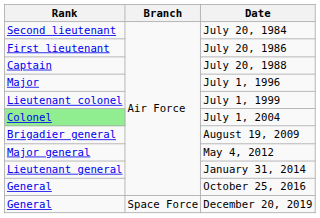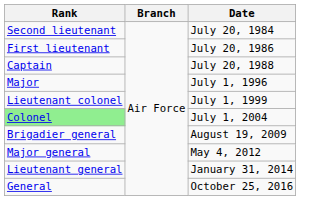- row: (258, 204)
